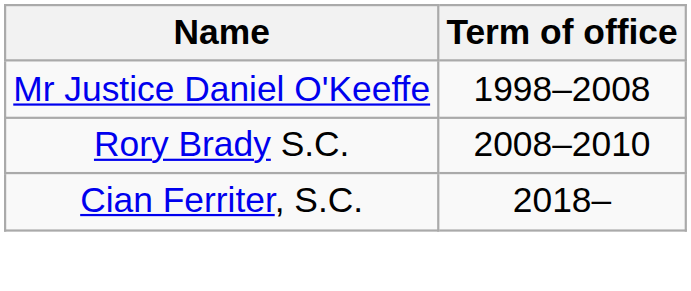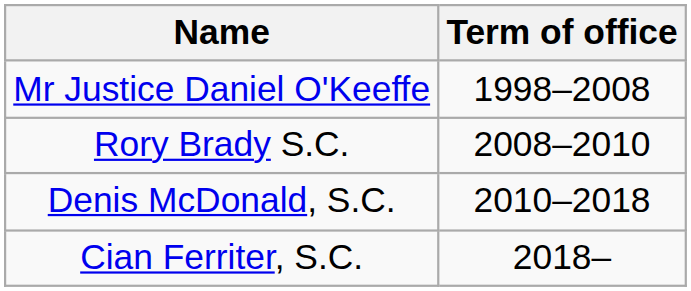+ row: (222, 200)
